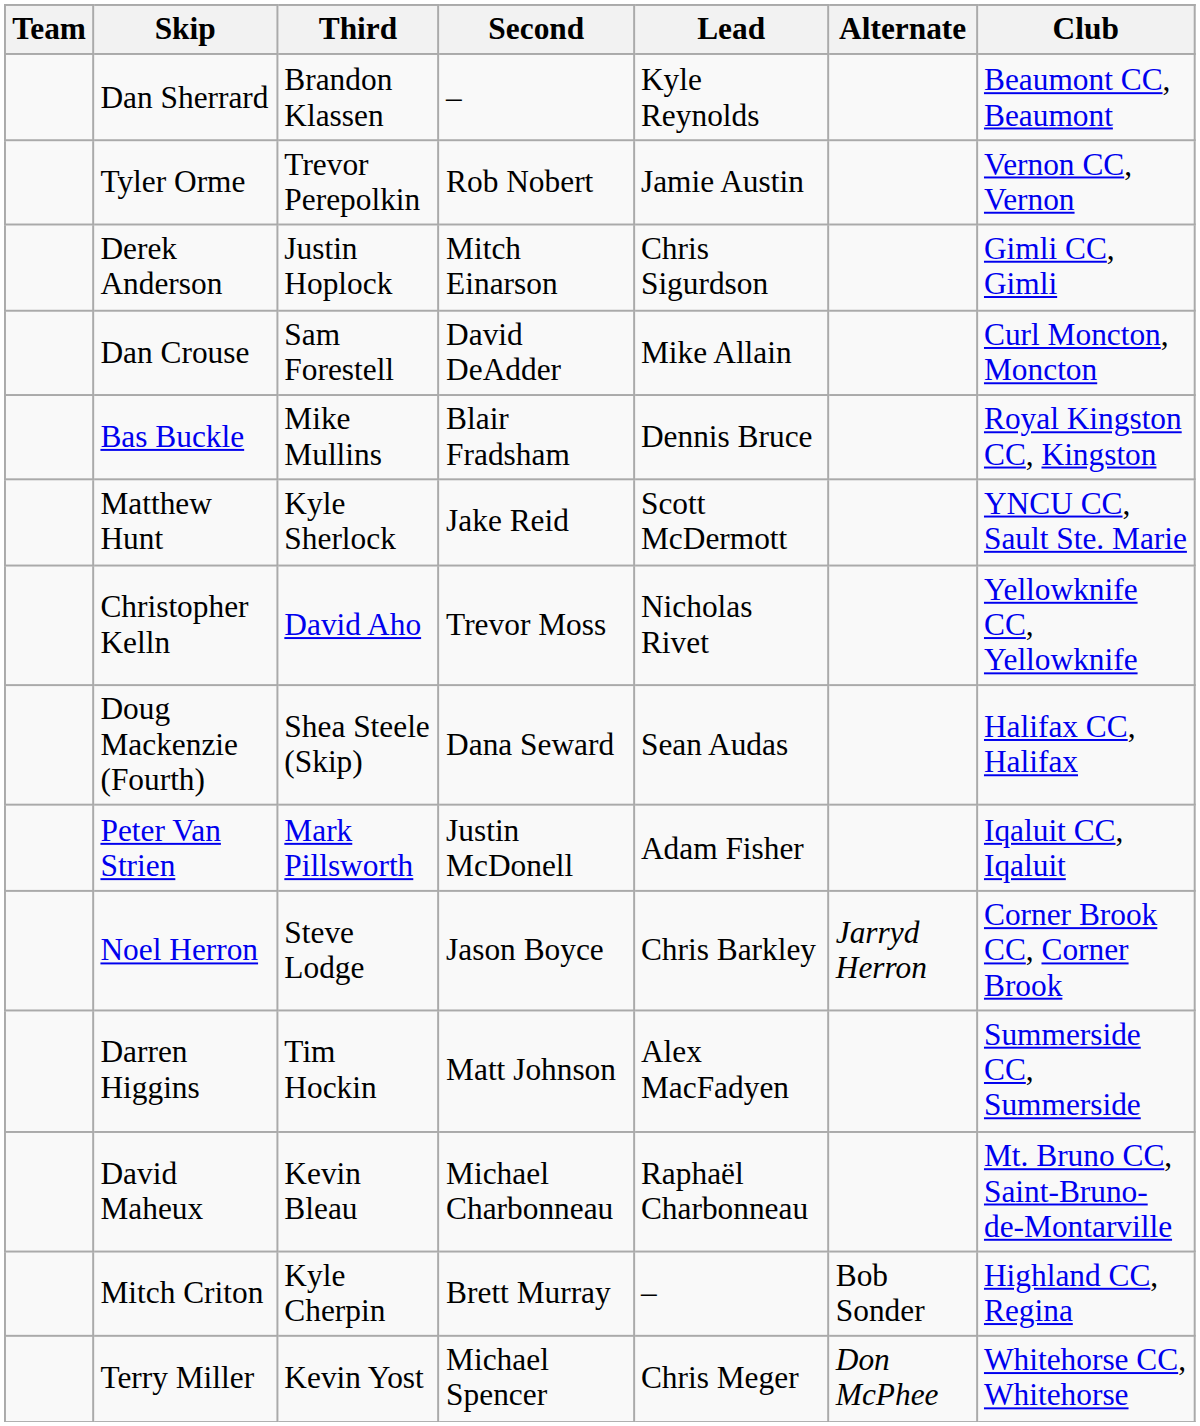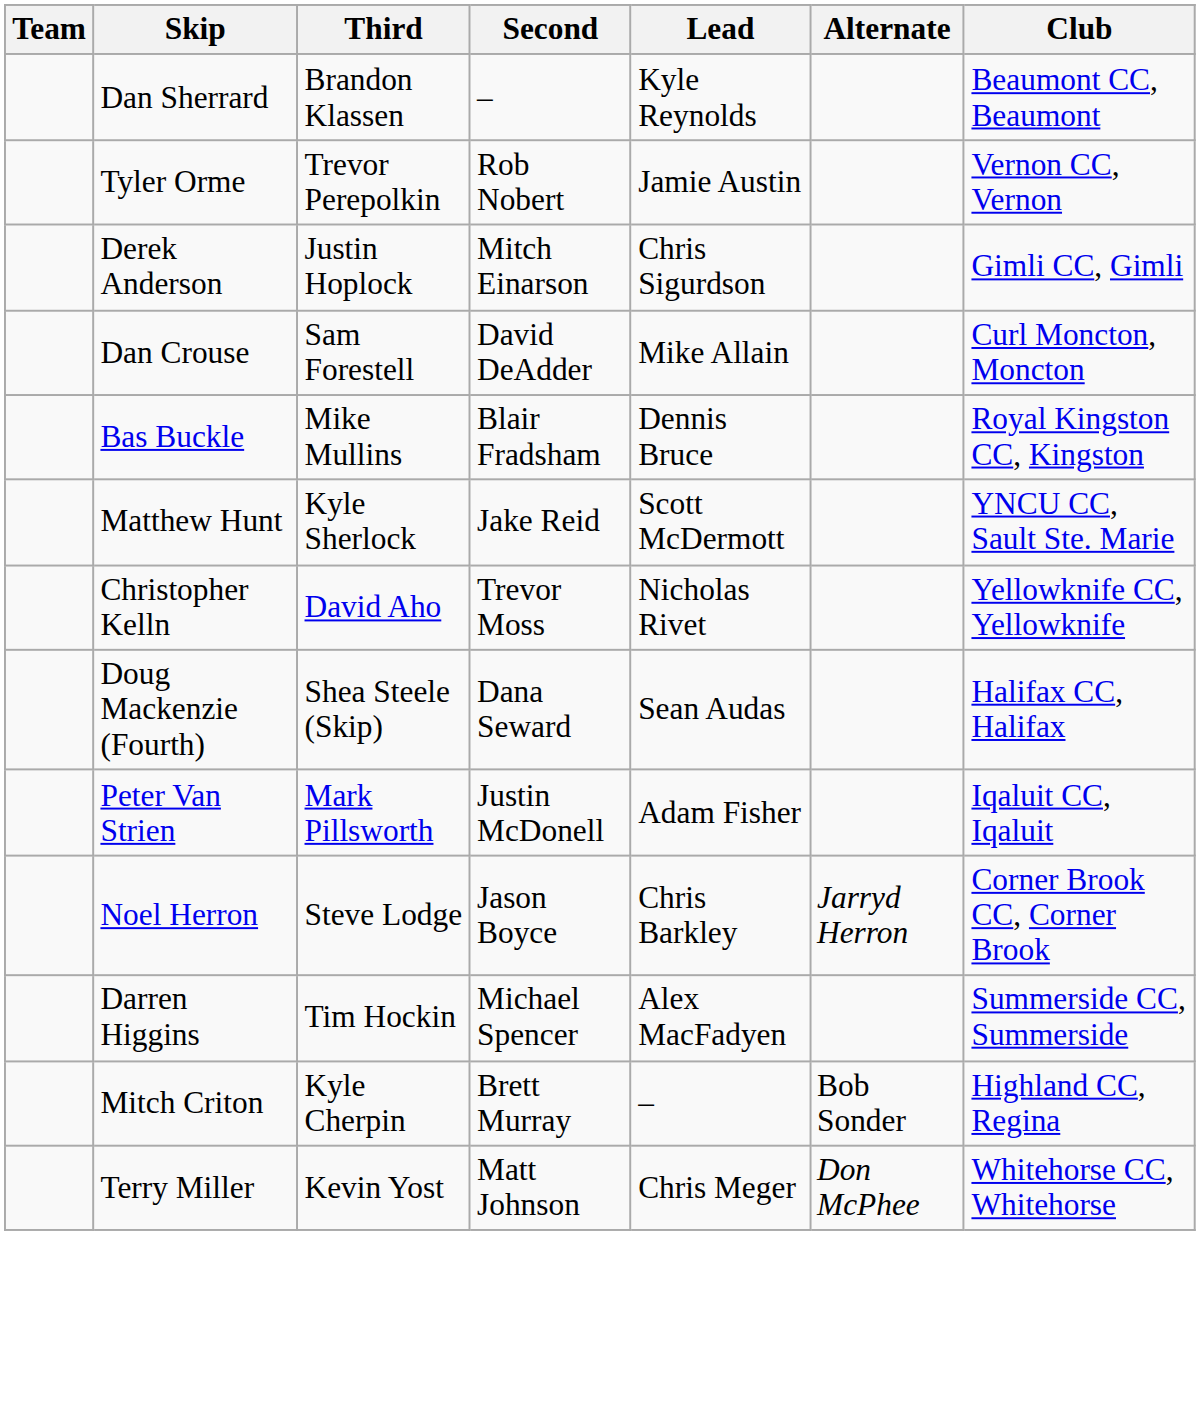(531, 1070) Matt Johnson -> (528, 1017) Michael Spencer
- row: (152, 1190)
(497, 1378) Michael Spencer -> (528, 1187) Matt Johnson
